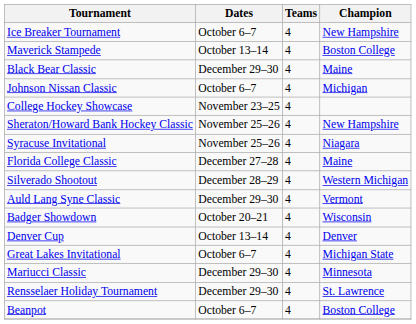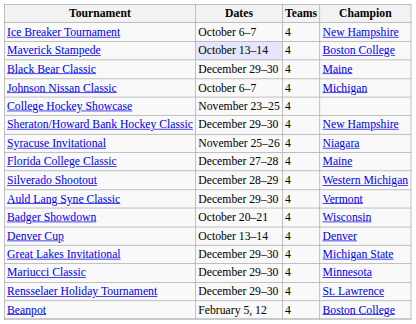(233, 50) no background -> (233, 50) lavender background
(239, 124) November 25–26 -> (238, 124) December 29–30
(227, 254) October 6–7 -> (238, 254) December 29–30
(227, 310) October 6–7 -> (233, 310) February 5, 12
